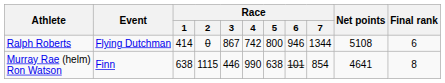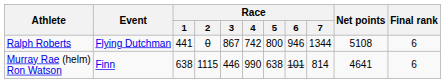(184, 44) 414 -> (184, 44) 441
(320, 65) 854 -> (320, 65) 814
(414, 65) 8 -> (414, 65) 6
